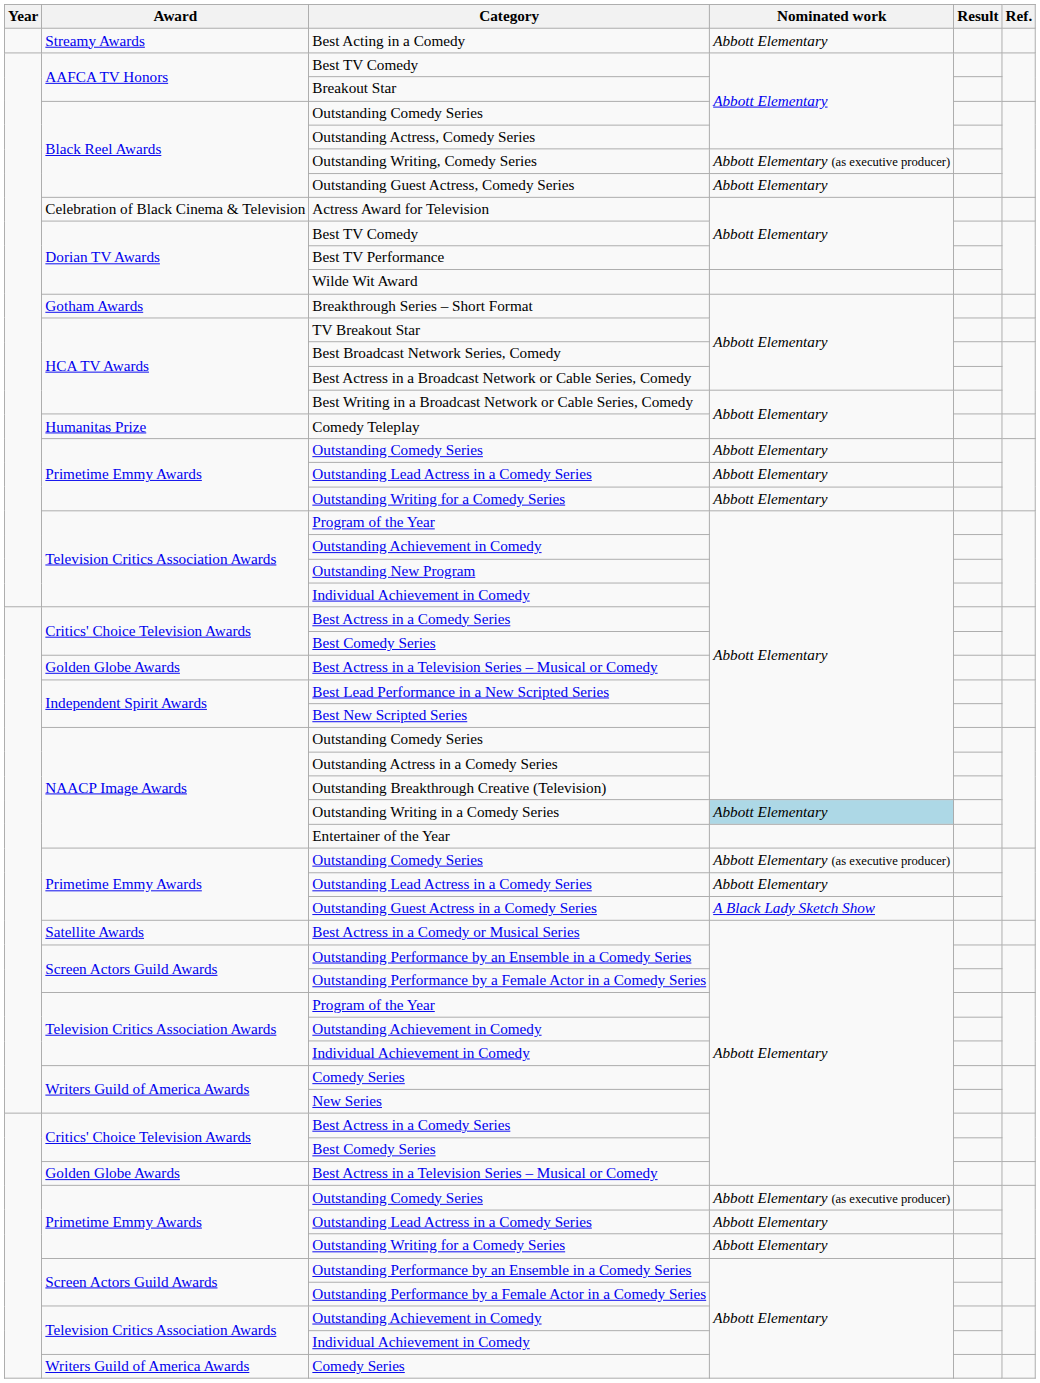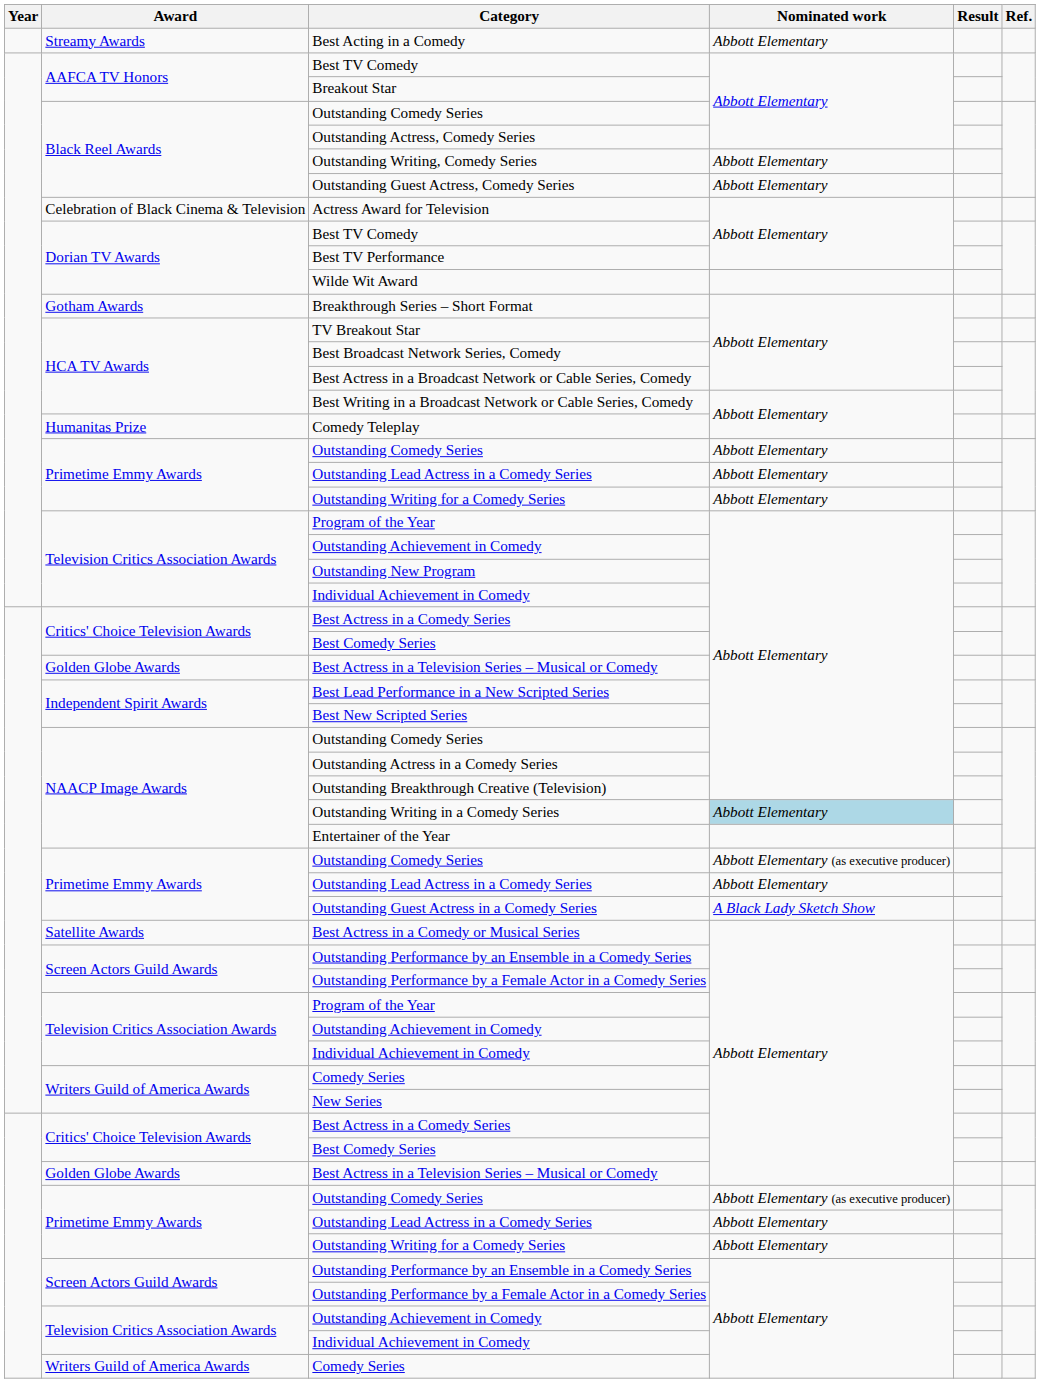(832, 161) Abbott Elementary (as executive producer) -> (770, 161) Abbott Elementary
